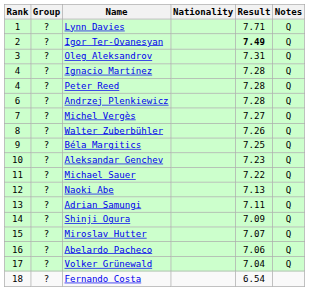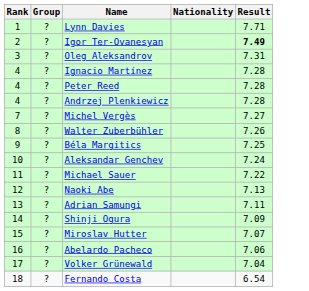- column: (288, 12)
(17, 101) 6 -> (17, 101) 4
(254, 160) 7.23 -> (254, 160) 7.24
